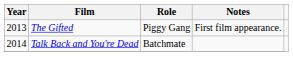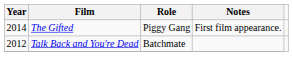(17, 28) 2013 -> (17, 28) 2014
(17, 43) 2014 -> (17, 43) 2012
